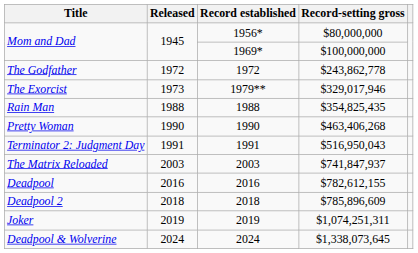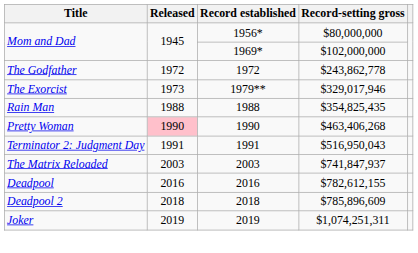(353, 51) $100,000,000 -> (353, 51) $102,000,000
(172, 126) no background -> (172, 126) pink background
- row: (62, 239)
